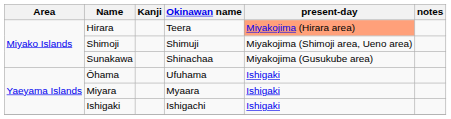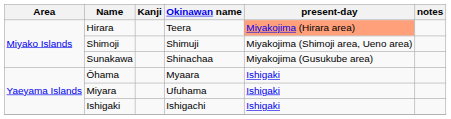(186, 75) Ufuhama -> (183, 75) Myaara
(183, 91) Myaara -> (186, 91) Ufuhama
